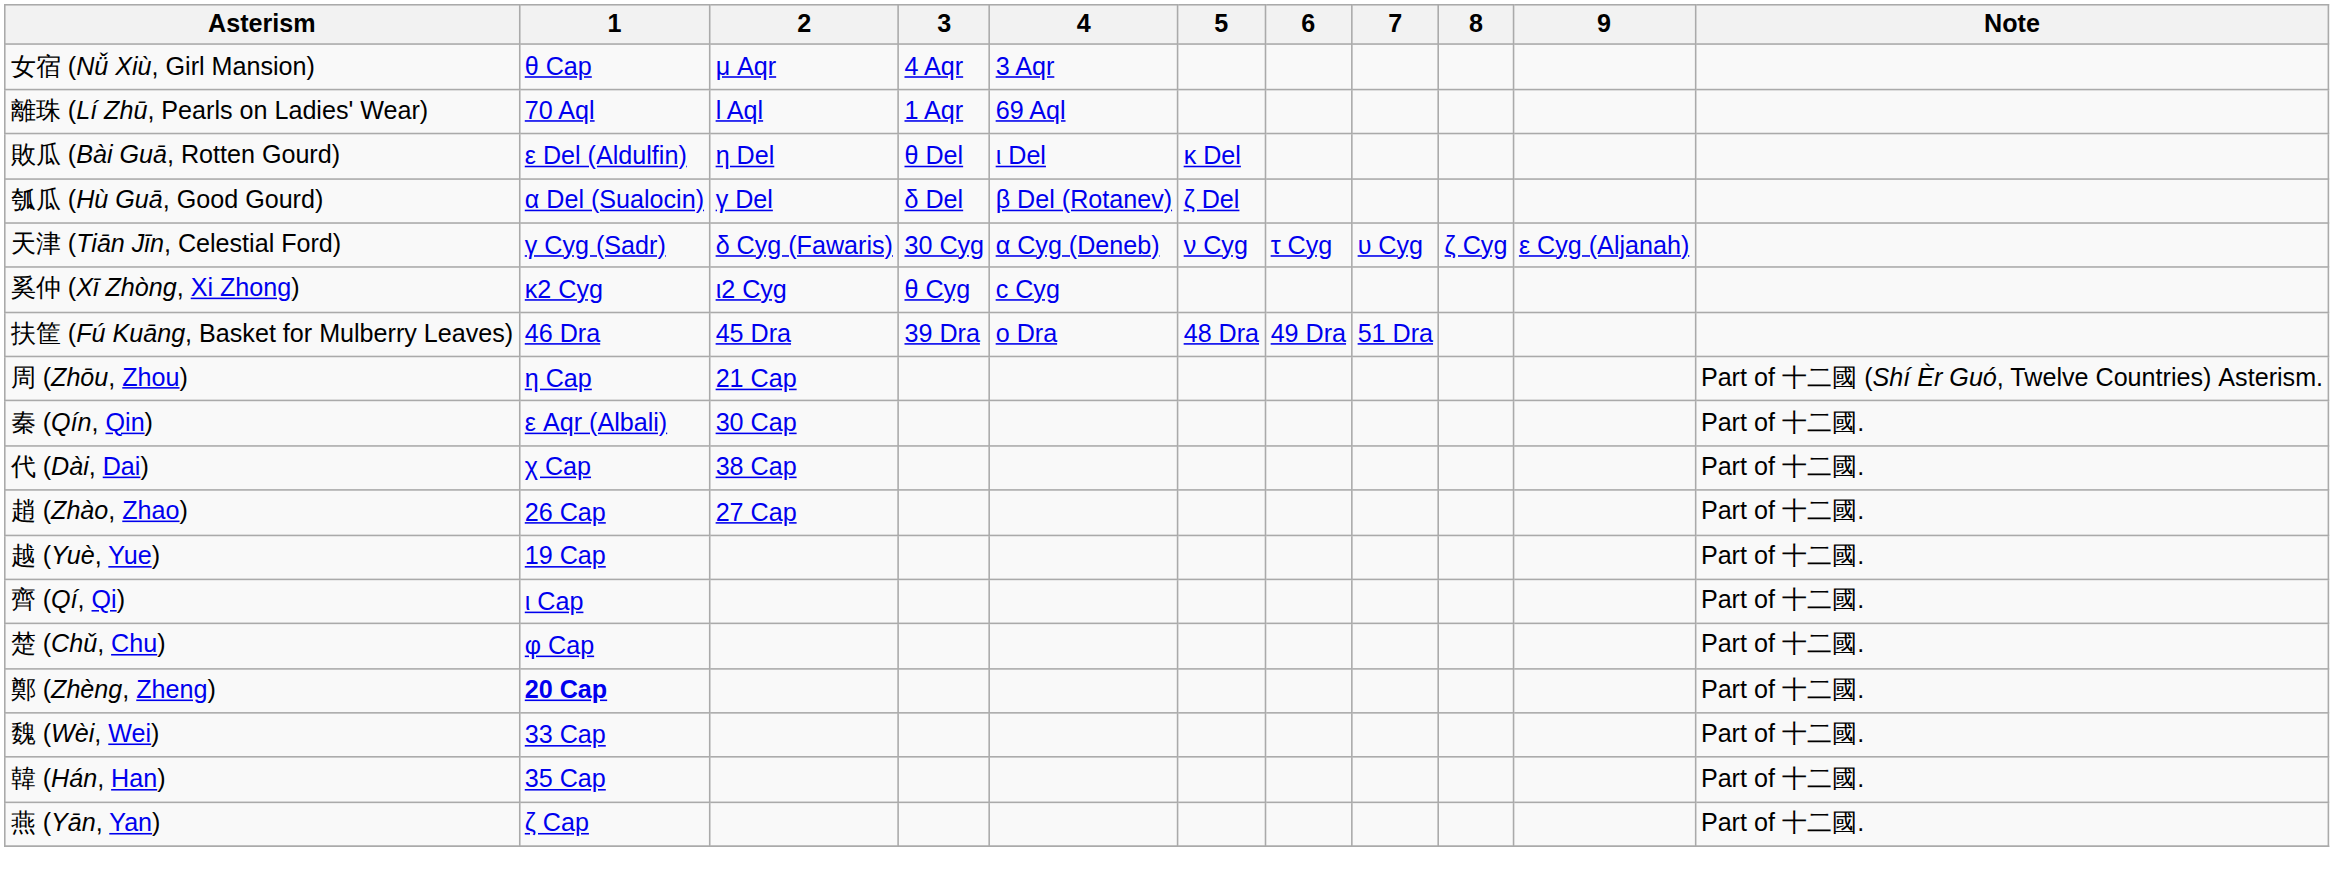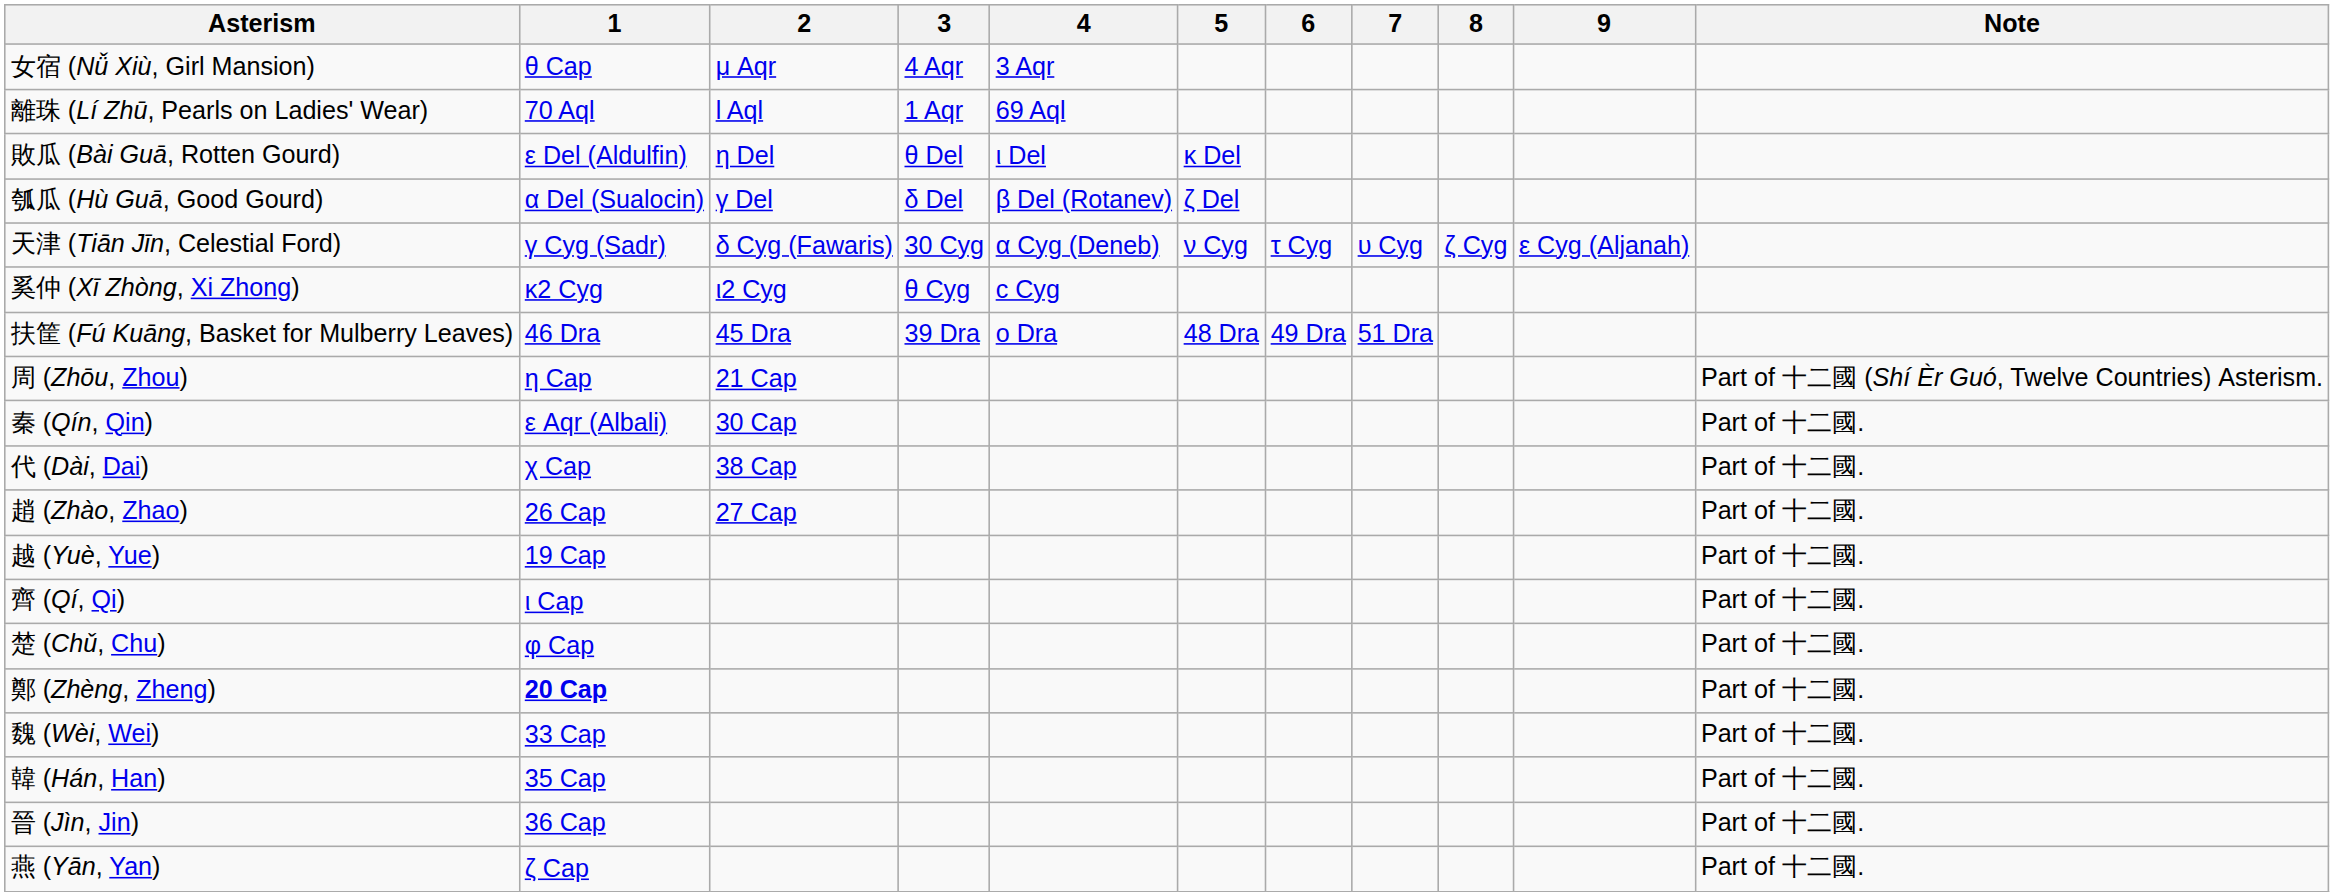+ row: (75, 823)
